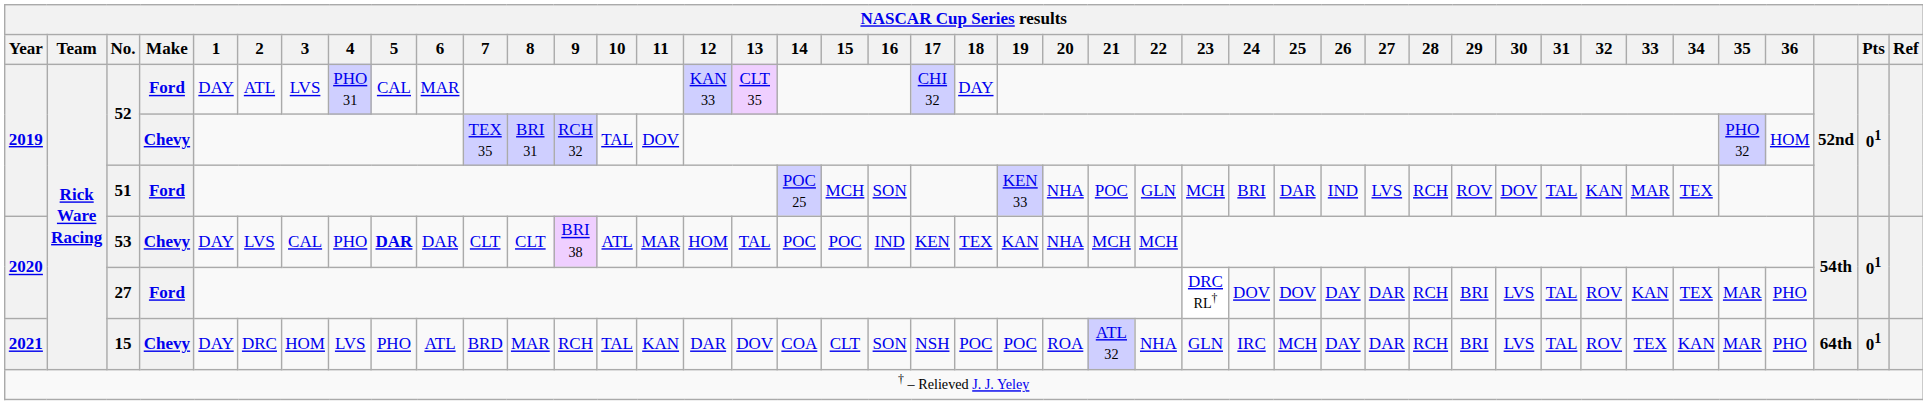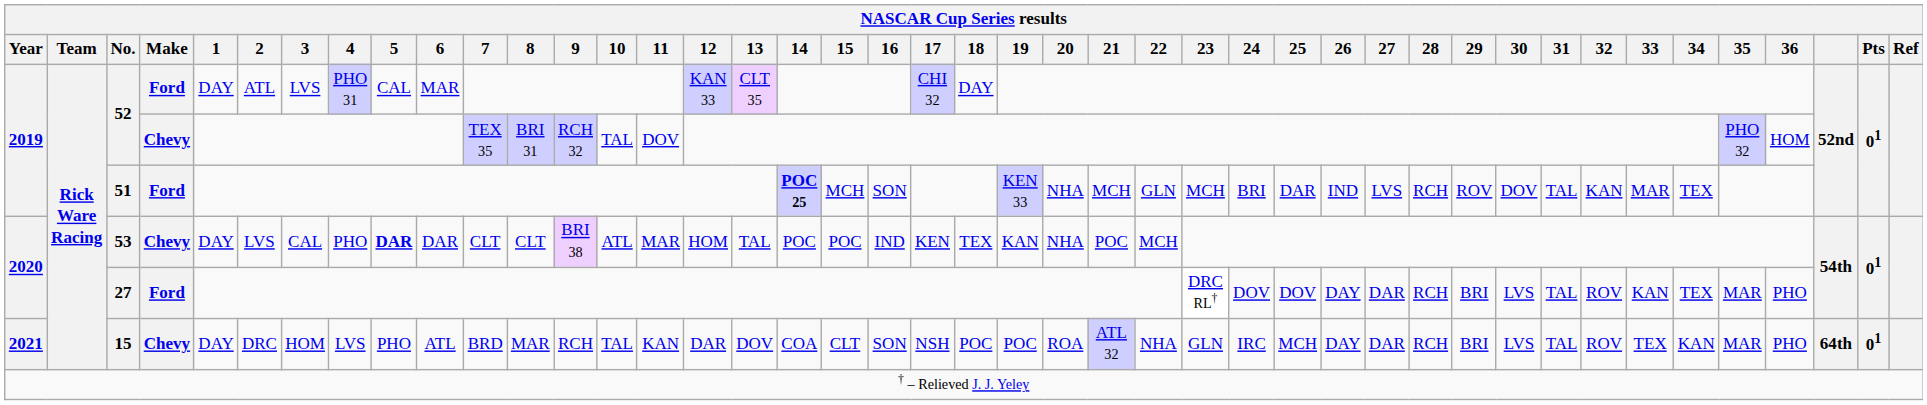(799, 189) normal -> (799, 190) bold
(1111, 190) POC -> (1111, 190) MCH
(1111, 241) MCH -> (1111, 241) POC
